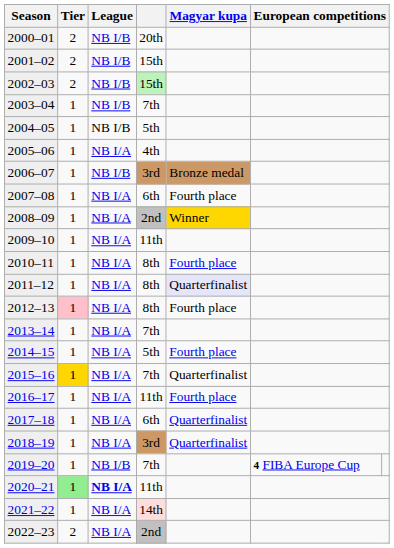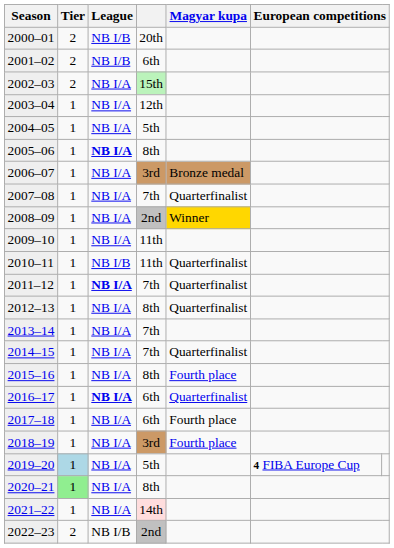(151, 60) 15th -> (151, 60) 6th
(111, 83) NB I/B -> (111, 83) NB I/A
(111, 105) NB I/B -> (111, 105) NB I/A
(151, 105) 7th -> (151, 105) 12th
(111, 128) NB I/B -> (111, 128) NB I/A
(111, 150) normal -> (112, 150) bold
(151, 150) 4th -> (151, 150) 8th
(111, 172) NB I/B -> (111, 172) NB I/A
(151, 195) 6th -> (151, 195) 7th
(203, 195) Fourth place -> (208, 195) Quarterfinalist
(111, 262) NB I/A -> (111, 262) NB I/B
(151, 262) 8th -> (151, 262) 11th
(203, 262) Fourth place -> (208, 262) Quarterfinalist
(111, 285) normal -> (112, 285) bold
(151, 285) 8th -> (151, 285) 7th
(208, 285) lavender background -> (208, 285) no background
(73, 307) pink background -> (73, 307) no background
(203, 307) Fourth place -> (208, 307) Quarterfinalist
(151, 352) 5th -> (151, 352) 7th
(203, 352) Fourth place -> (208, 352) Quarterfinalist
(73, 374) gold background -> (73, 374) no background
(151, 374) 7th -> (151, 374) 8th
(208, 374) Quarterfinalist -> (203, 374) Fourth place
(111, 397) normal -> (112, 397) bold
(151, 397) 11th -> (151, 397) 6th
(203, 397) Fourth place -> (208, 397) Quarterfinalist
(208, 419) Quarterfinalist -> (203, 419) Fourth place
(208, 442) Quarterfinalist -> (203, 442) Fourth place
(73, 464) no background -> (73, 464) lightblue background
(111, 464) NB I/B -> (111, 464) NB I/A
(151, 464) 7th -> (151, 464) 5th
(112, 487) bold -> (111, 487) normal
(151, 487) 11th -> (151, 487) 8th
(111, 532) NB I/A -> (111, 532) NB I/B
